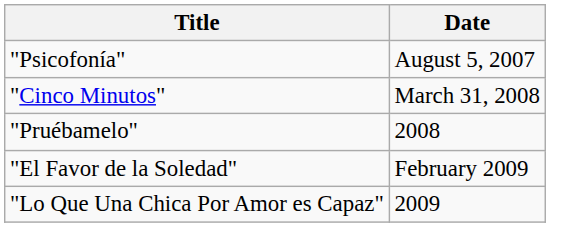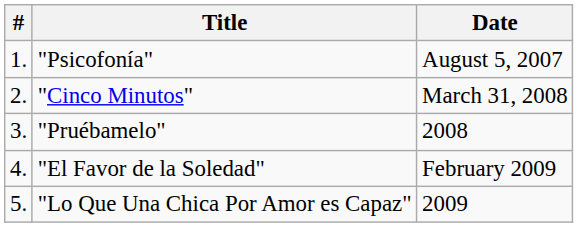+ column: (19, 22)
